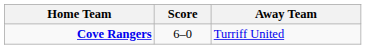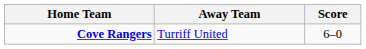columns swapped: (183, 14) <-> (286, 14)
